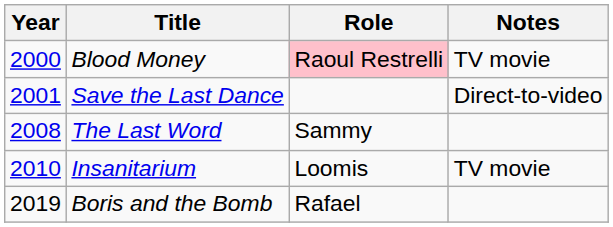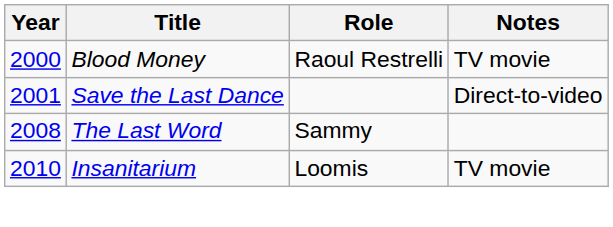(369, 58) pink background -> (369, 58) no background
- row: (172, 204)
